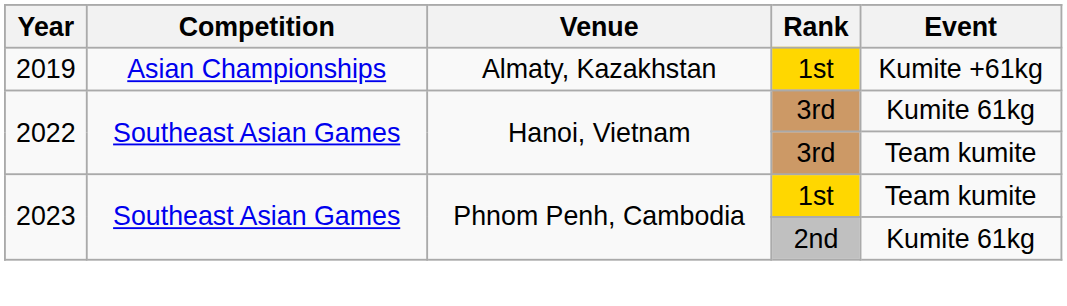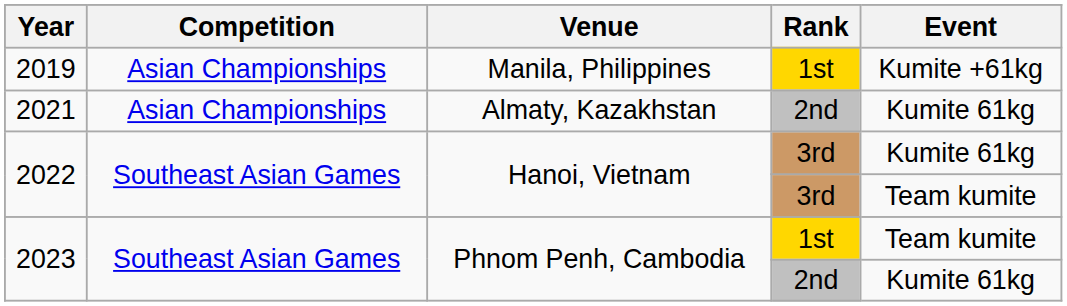(599, 69) Almaty, Kazakhstan -> (599, 69) Manila, Philippines
+ row: (46, 111)
